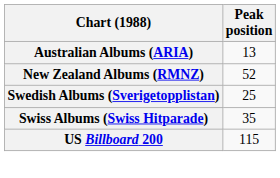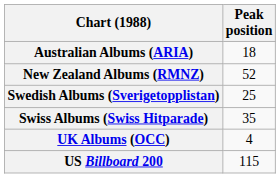(249, 52) 13 -> (249, 52) 18
+ row: (114, 140)
